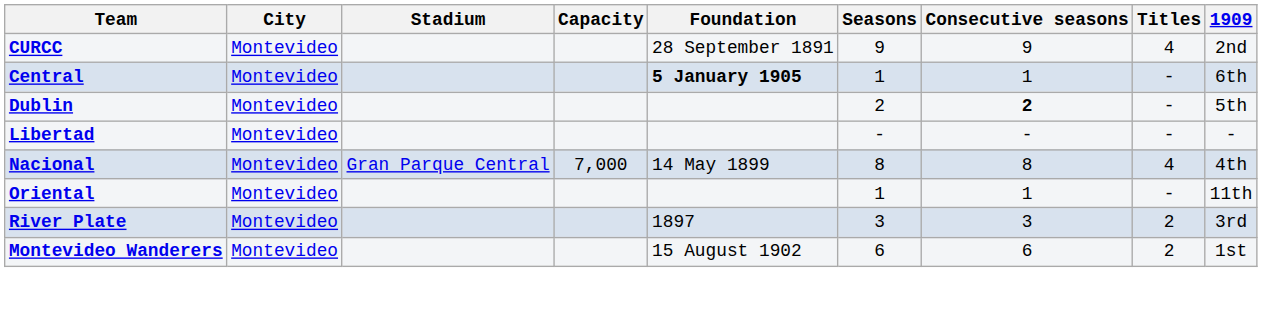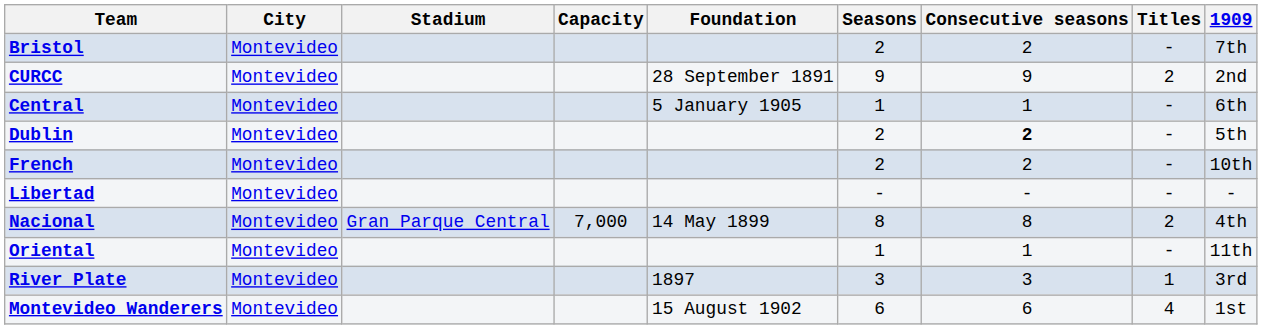+ row: (46, 48)
(1169, 48) 4 -> (1169, 77) 2
(727, 77) bold -> (727, 106) normal
+ row: (41, 164)
(1169, 164) 4 -> (1169, 222) 2
(1169, 222) 2 -> (1169, 280) 1
(1169, 251) 2 -> (1169, 309) 4
